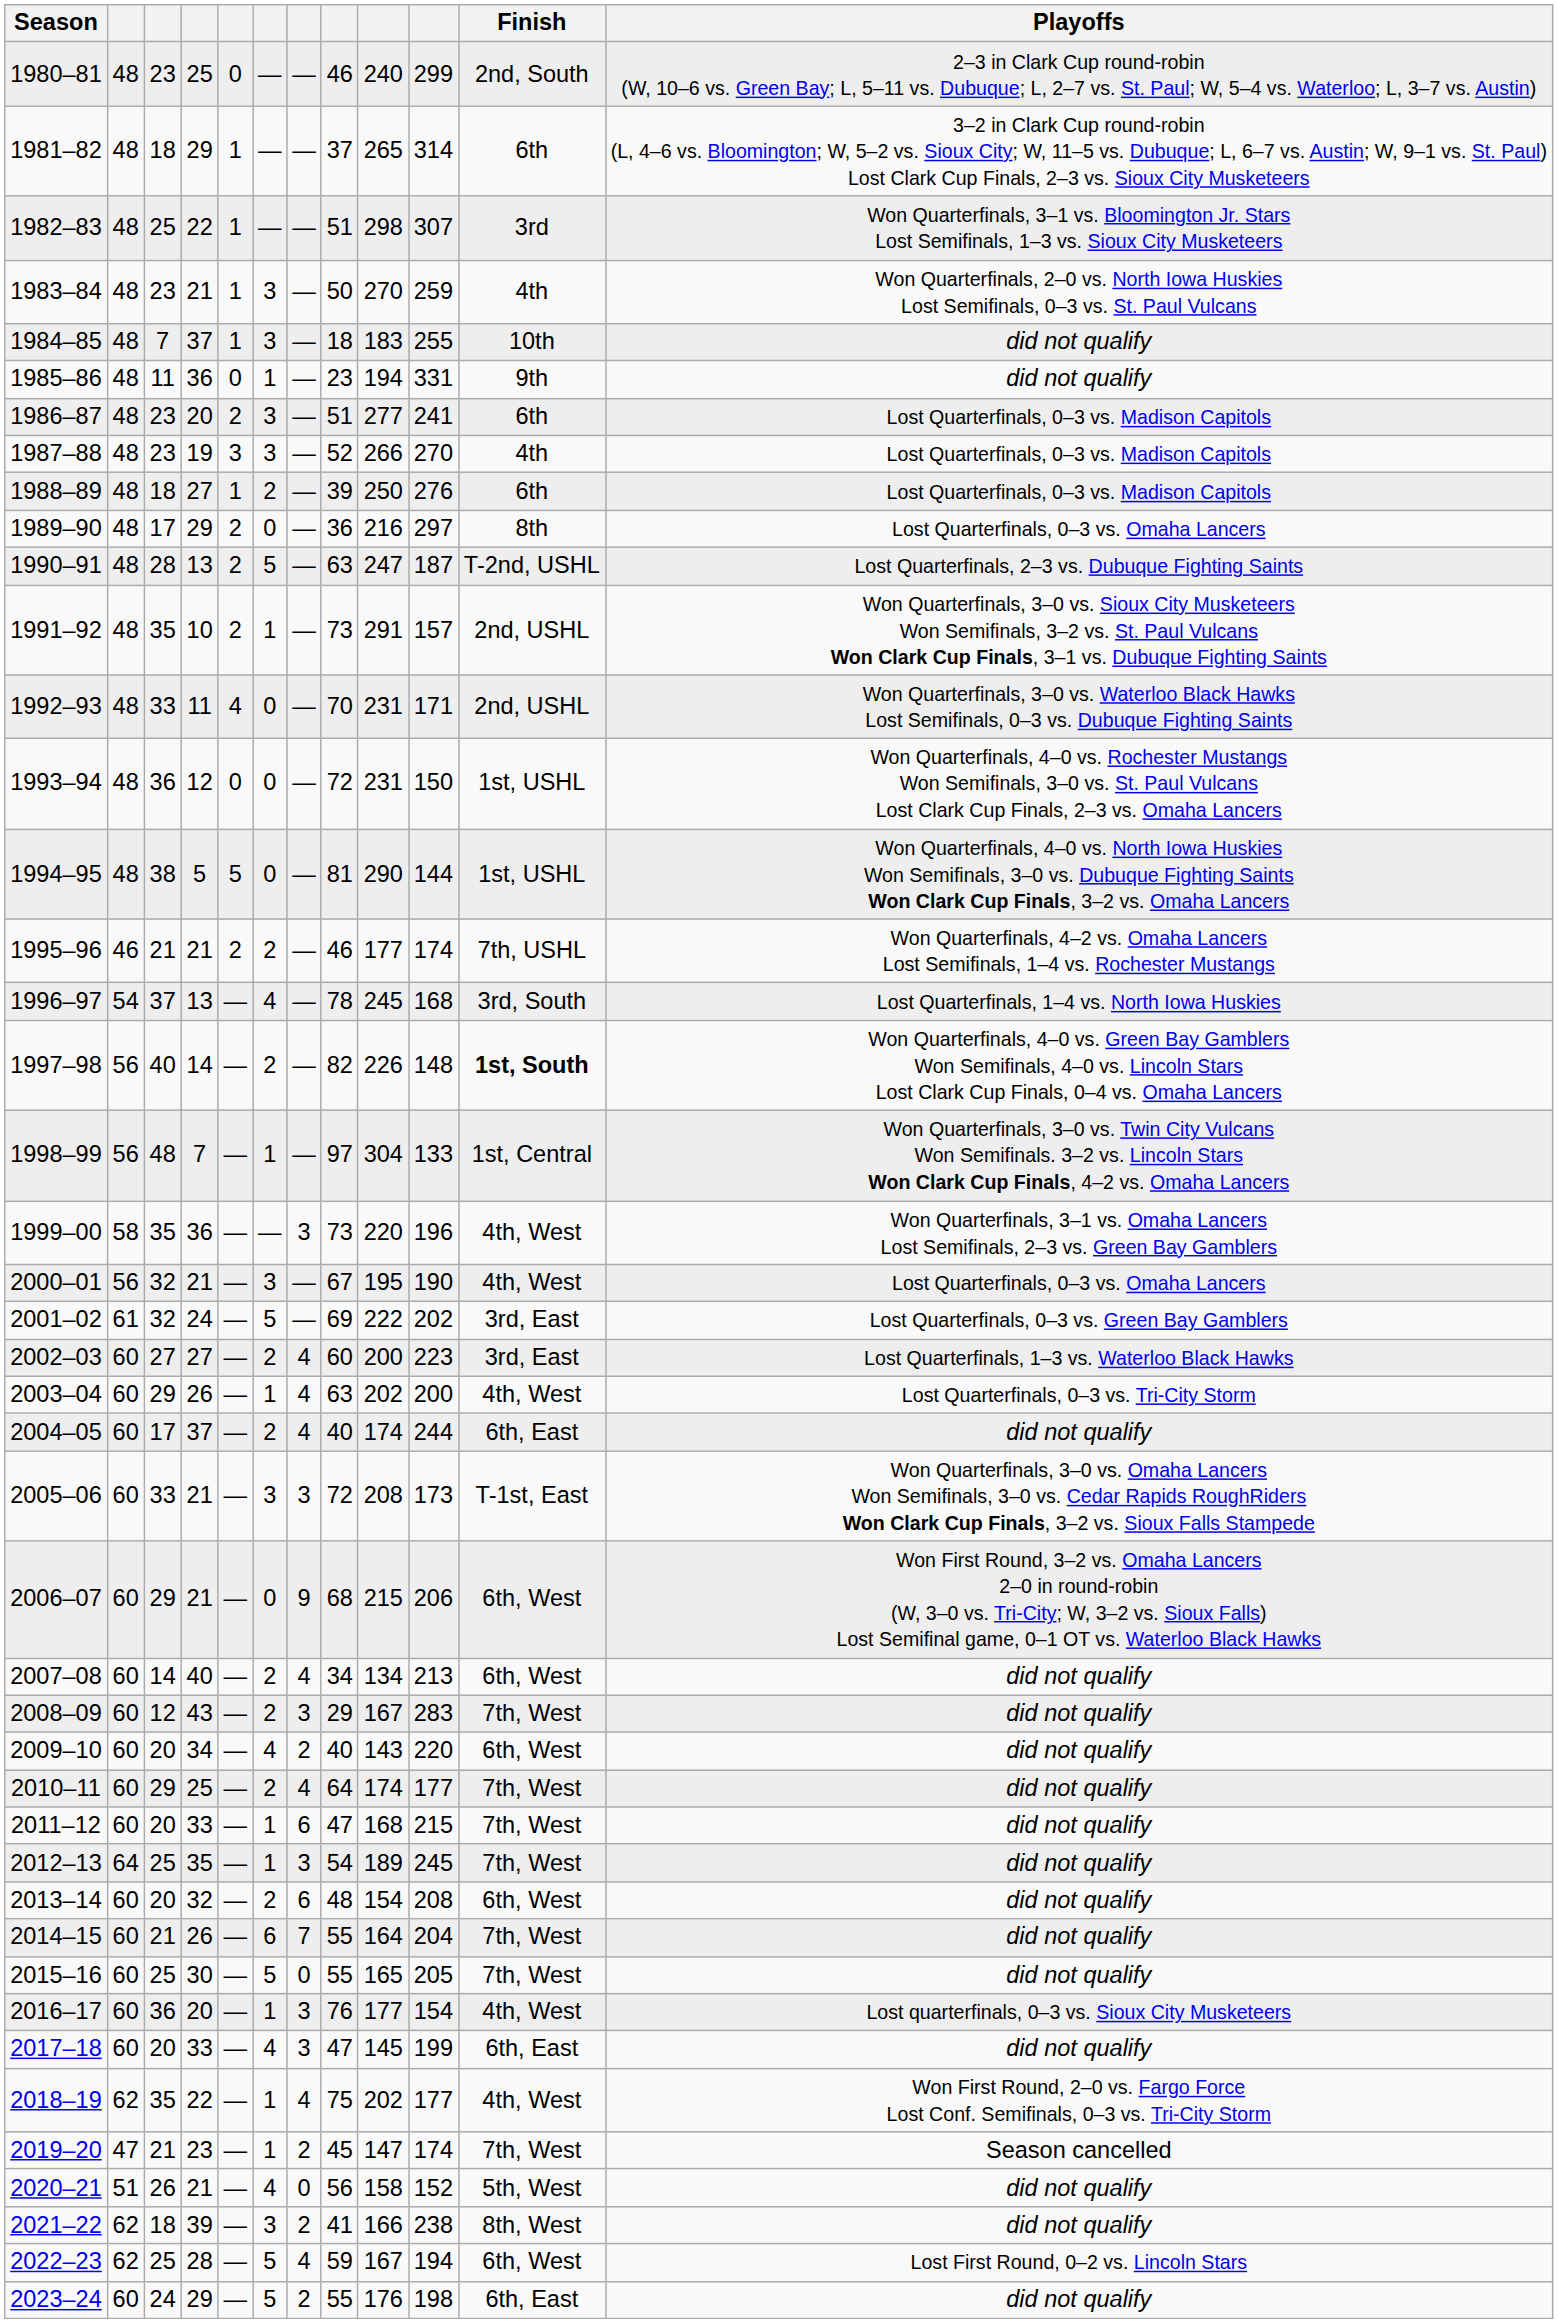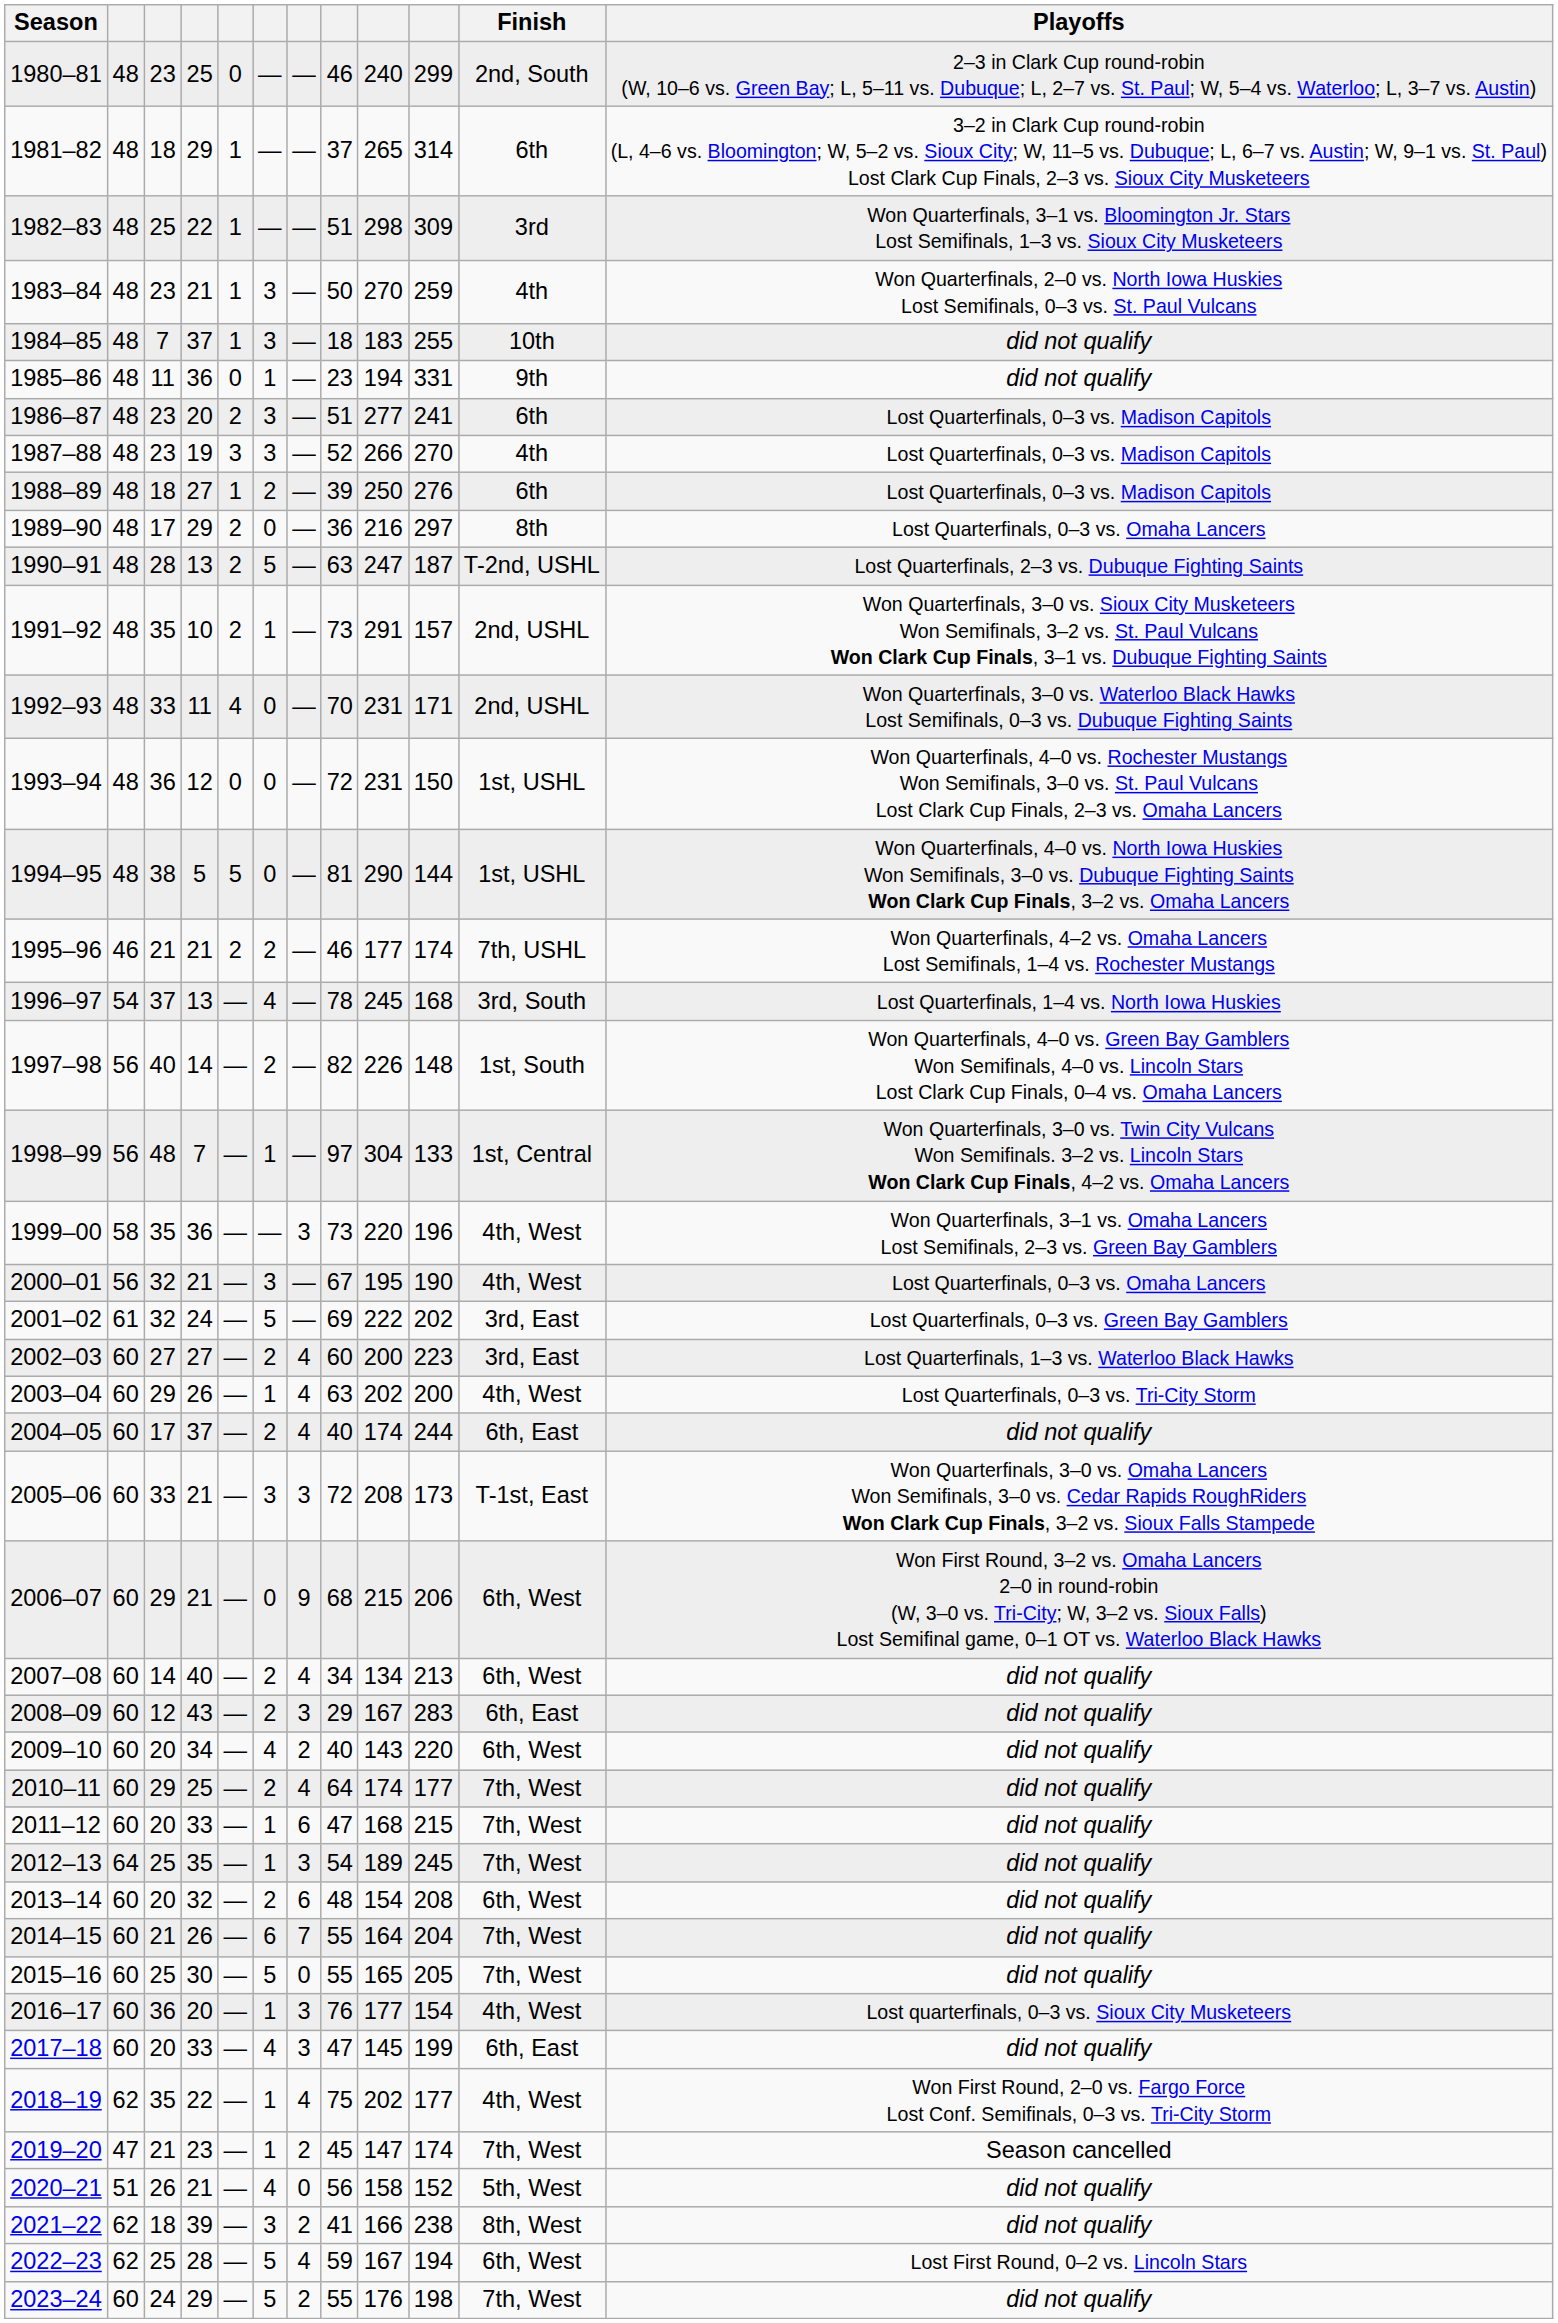(433, 227) 307 -> (433, 227) 309
(532, 1065) bold -> (532, 1065) normal
(532, 1713) 7th, West -> (532, 1713) 6th, East
(532, 2299) 6th, East -> (532, 2299) 7th, West
